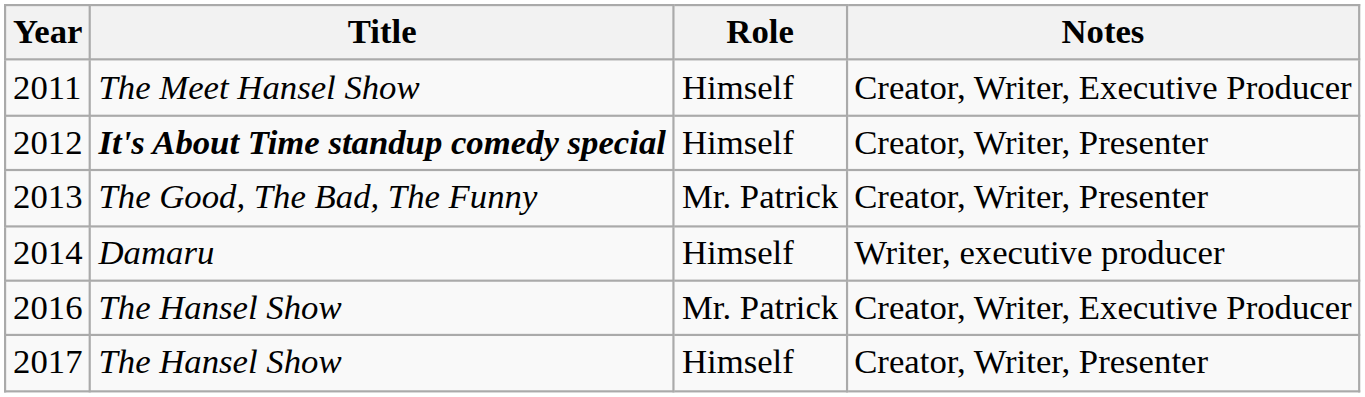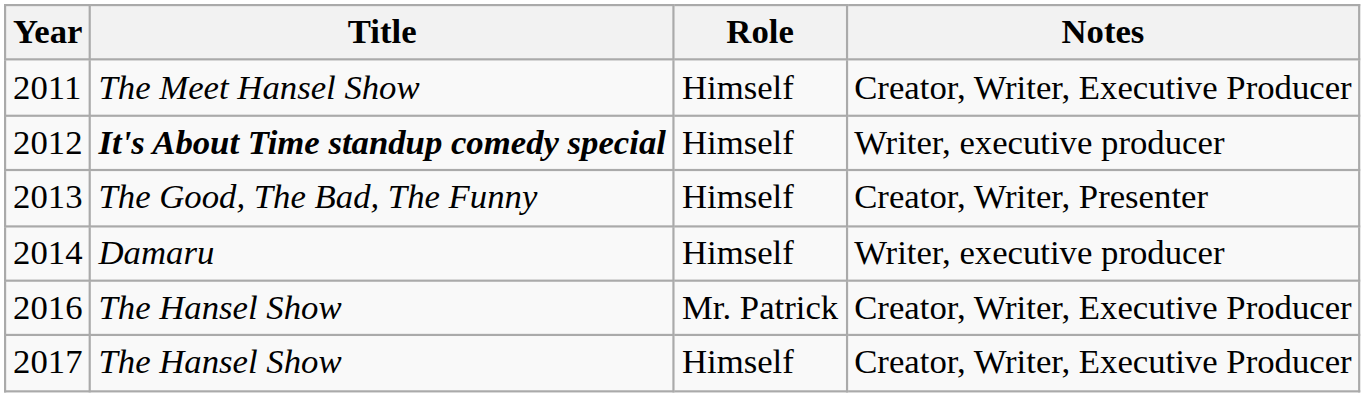(1031, 142) Creator, Writer, Presenter -> (1039, 142) Writer, executive producer
(760, 197) Mr. Patrick -> (738, 197) Himself
(1031, 362) Creator, Writer, Presenter -> (1103, 362) Creator, Writer, Executive Producer
